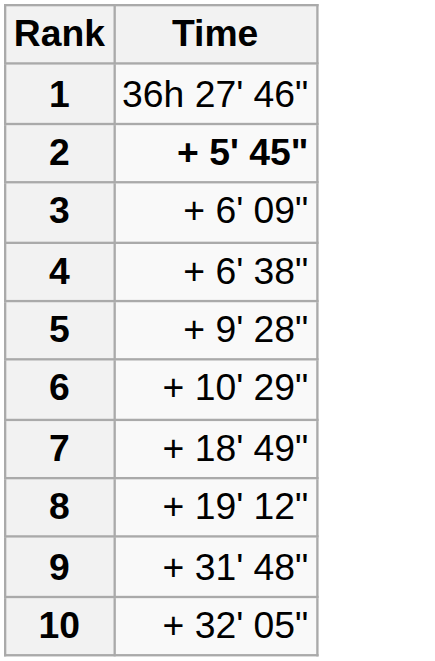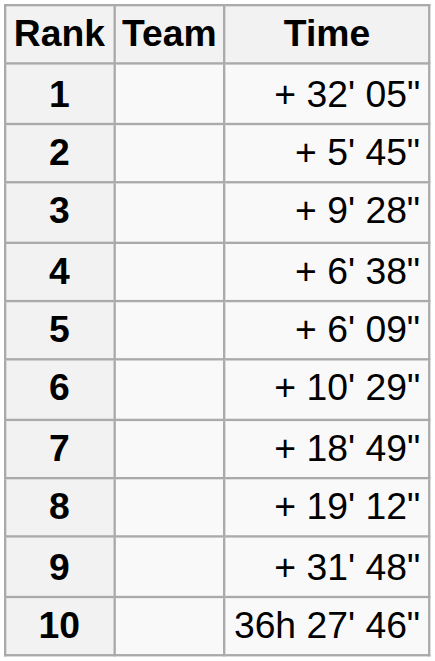+ column: (169, 34)
(215, 93) 36h 27' 46" -> (347, 93) + 32' 05"
(243, 152) bold -> (358, 152) normal
(246, 211) + 6' 09" -> (358, 211) + 9' 28"
(246, 329) + 9' 28" -> (358, 329) + 6' 09"
(235, 625) + 32' 05" -> (327, 625) 36h 27' 46"
